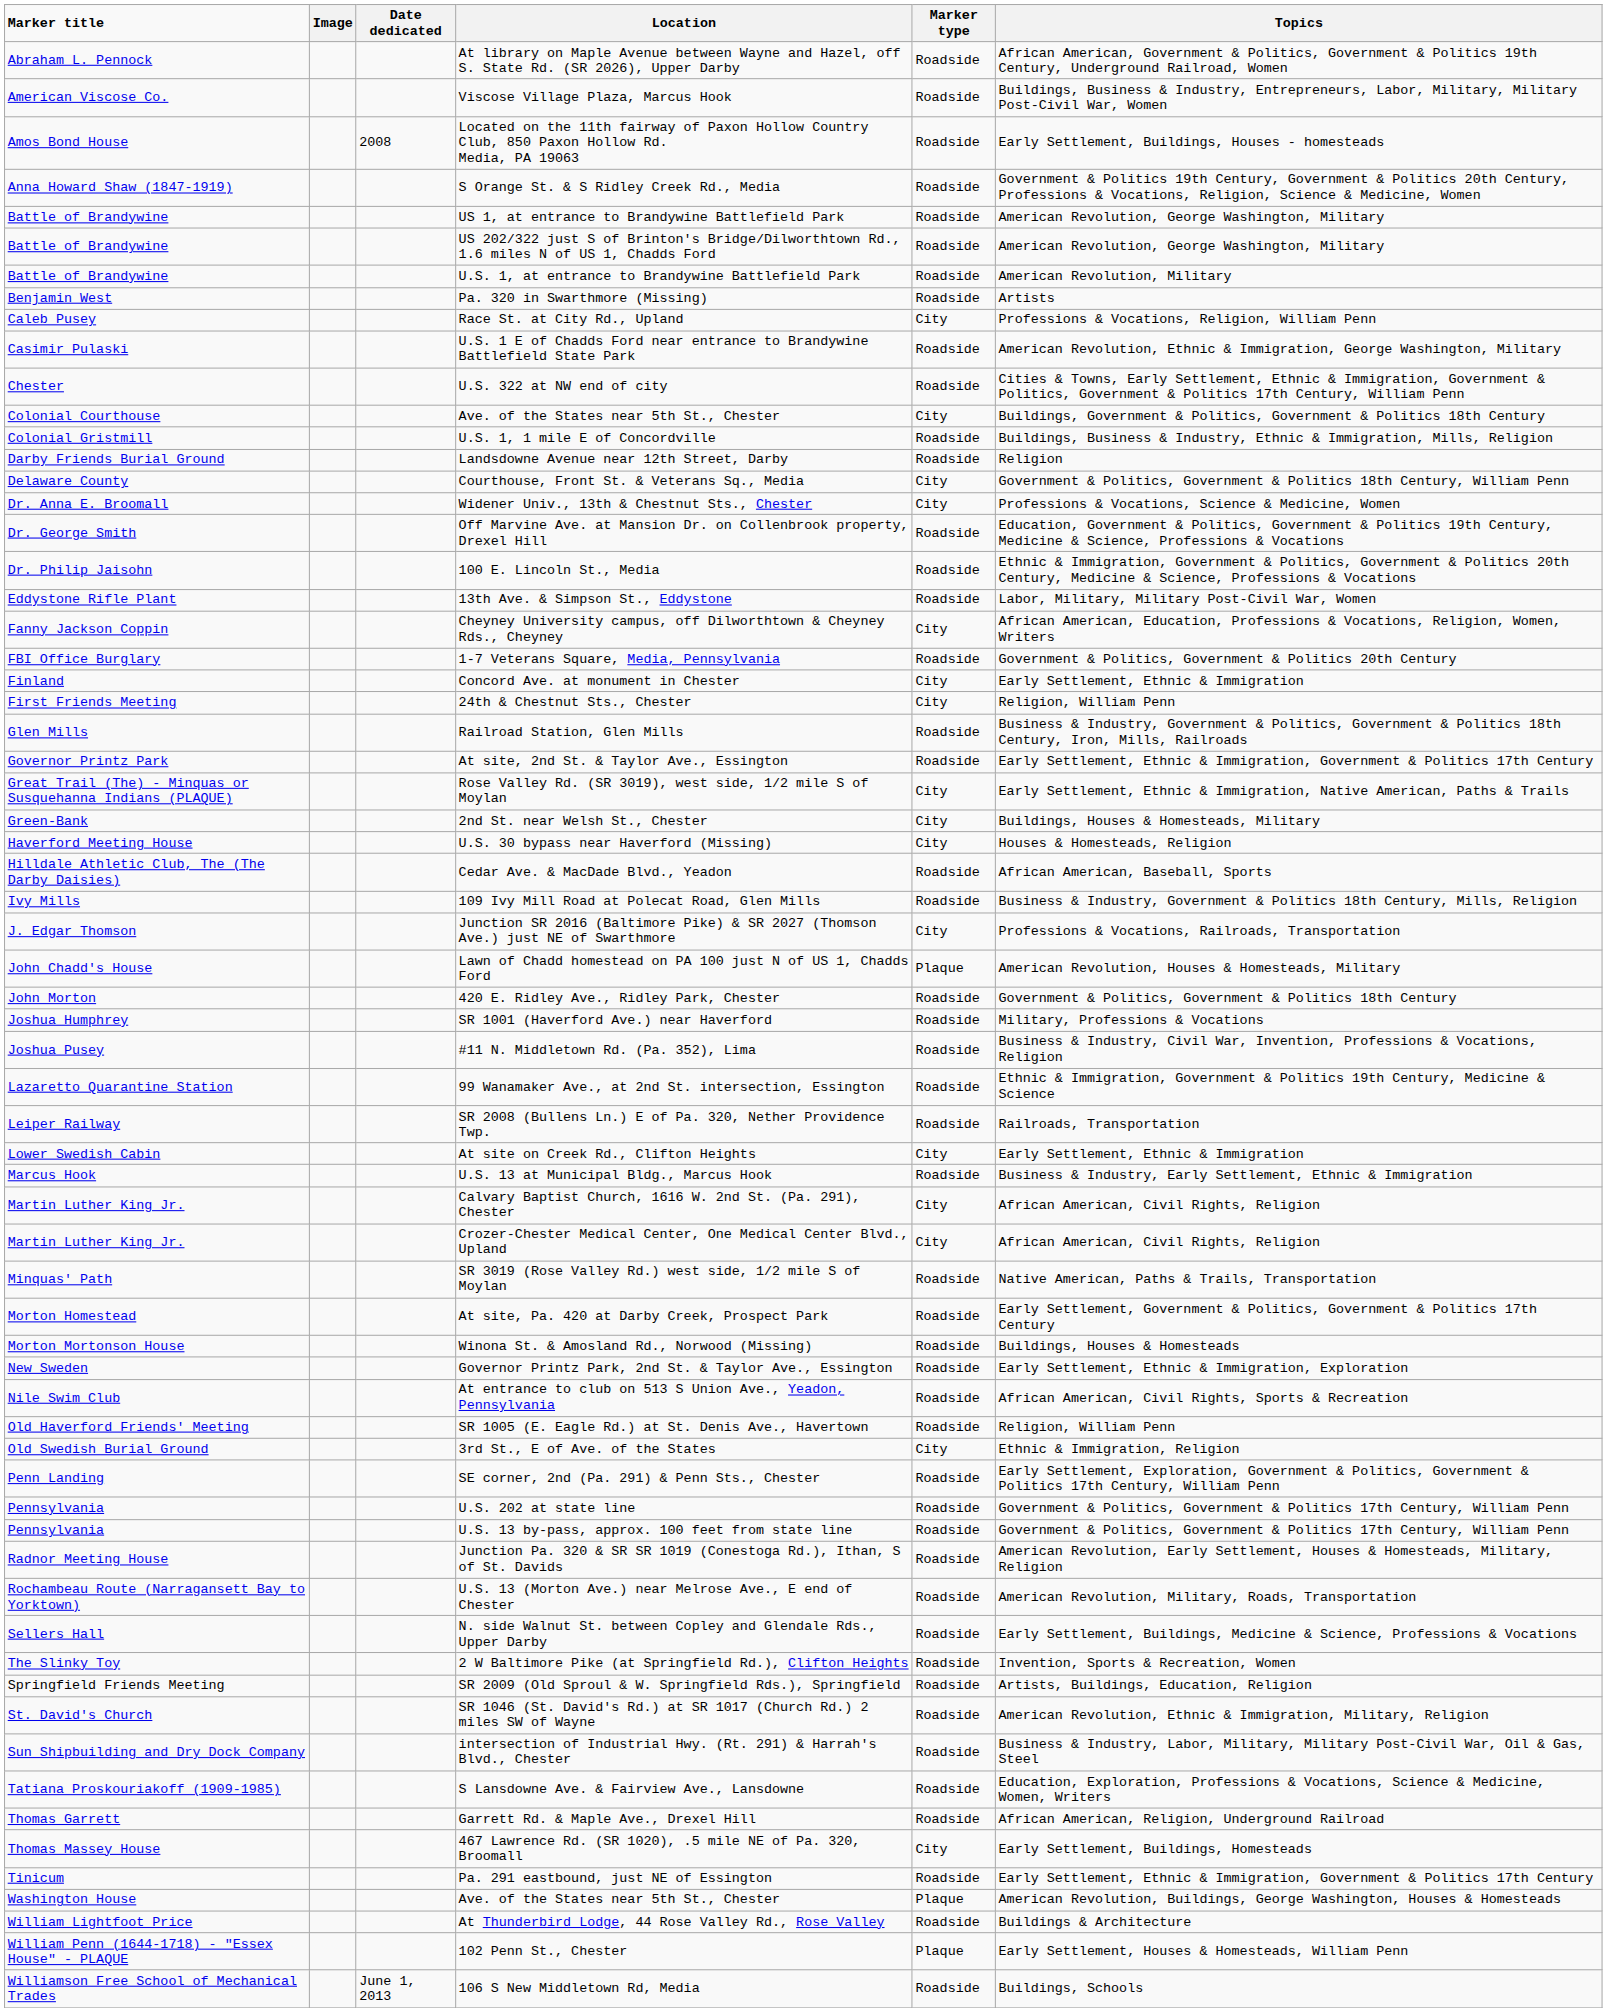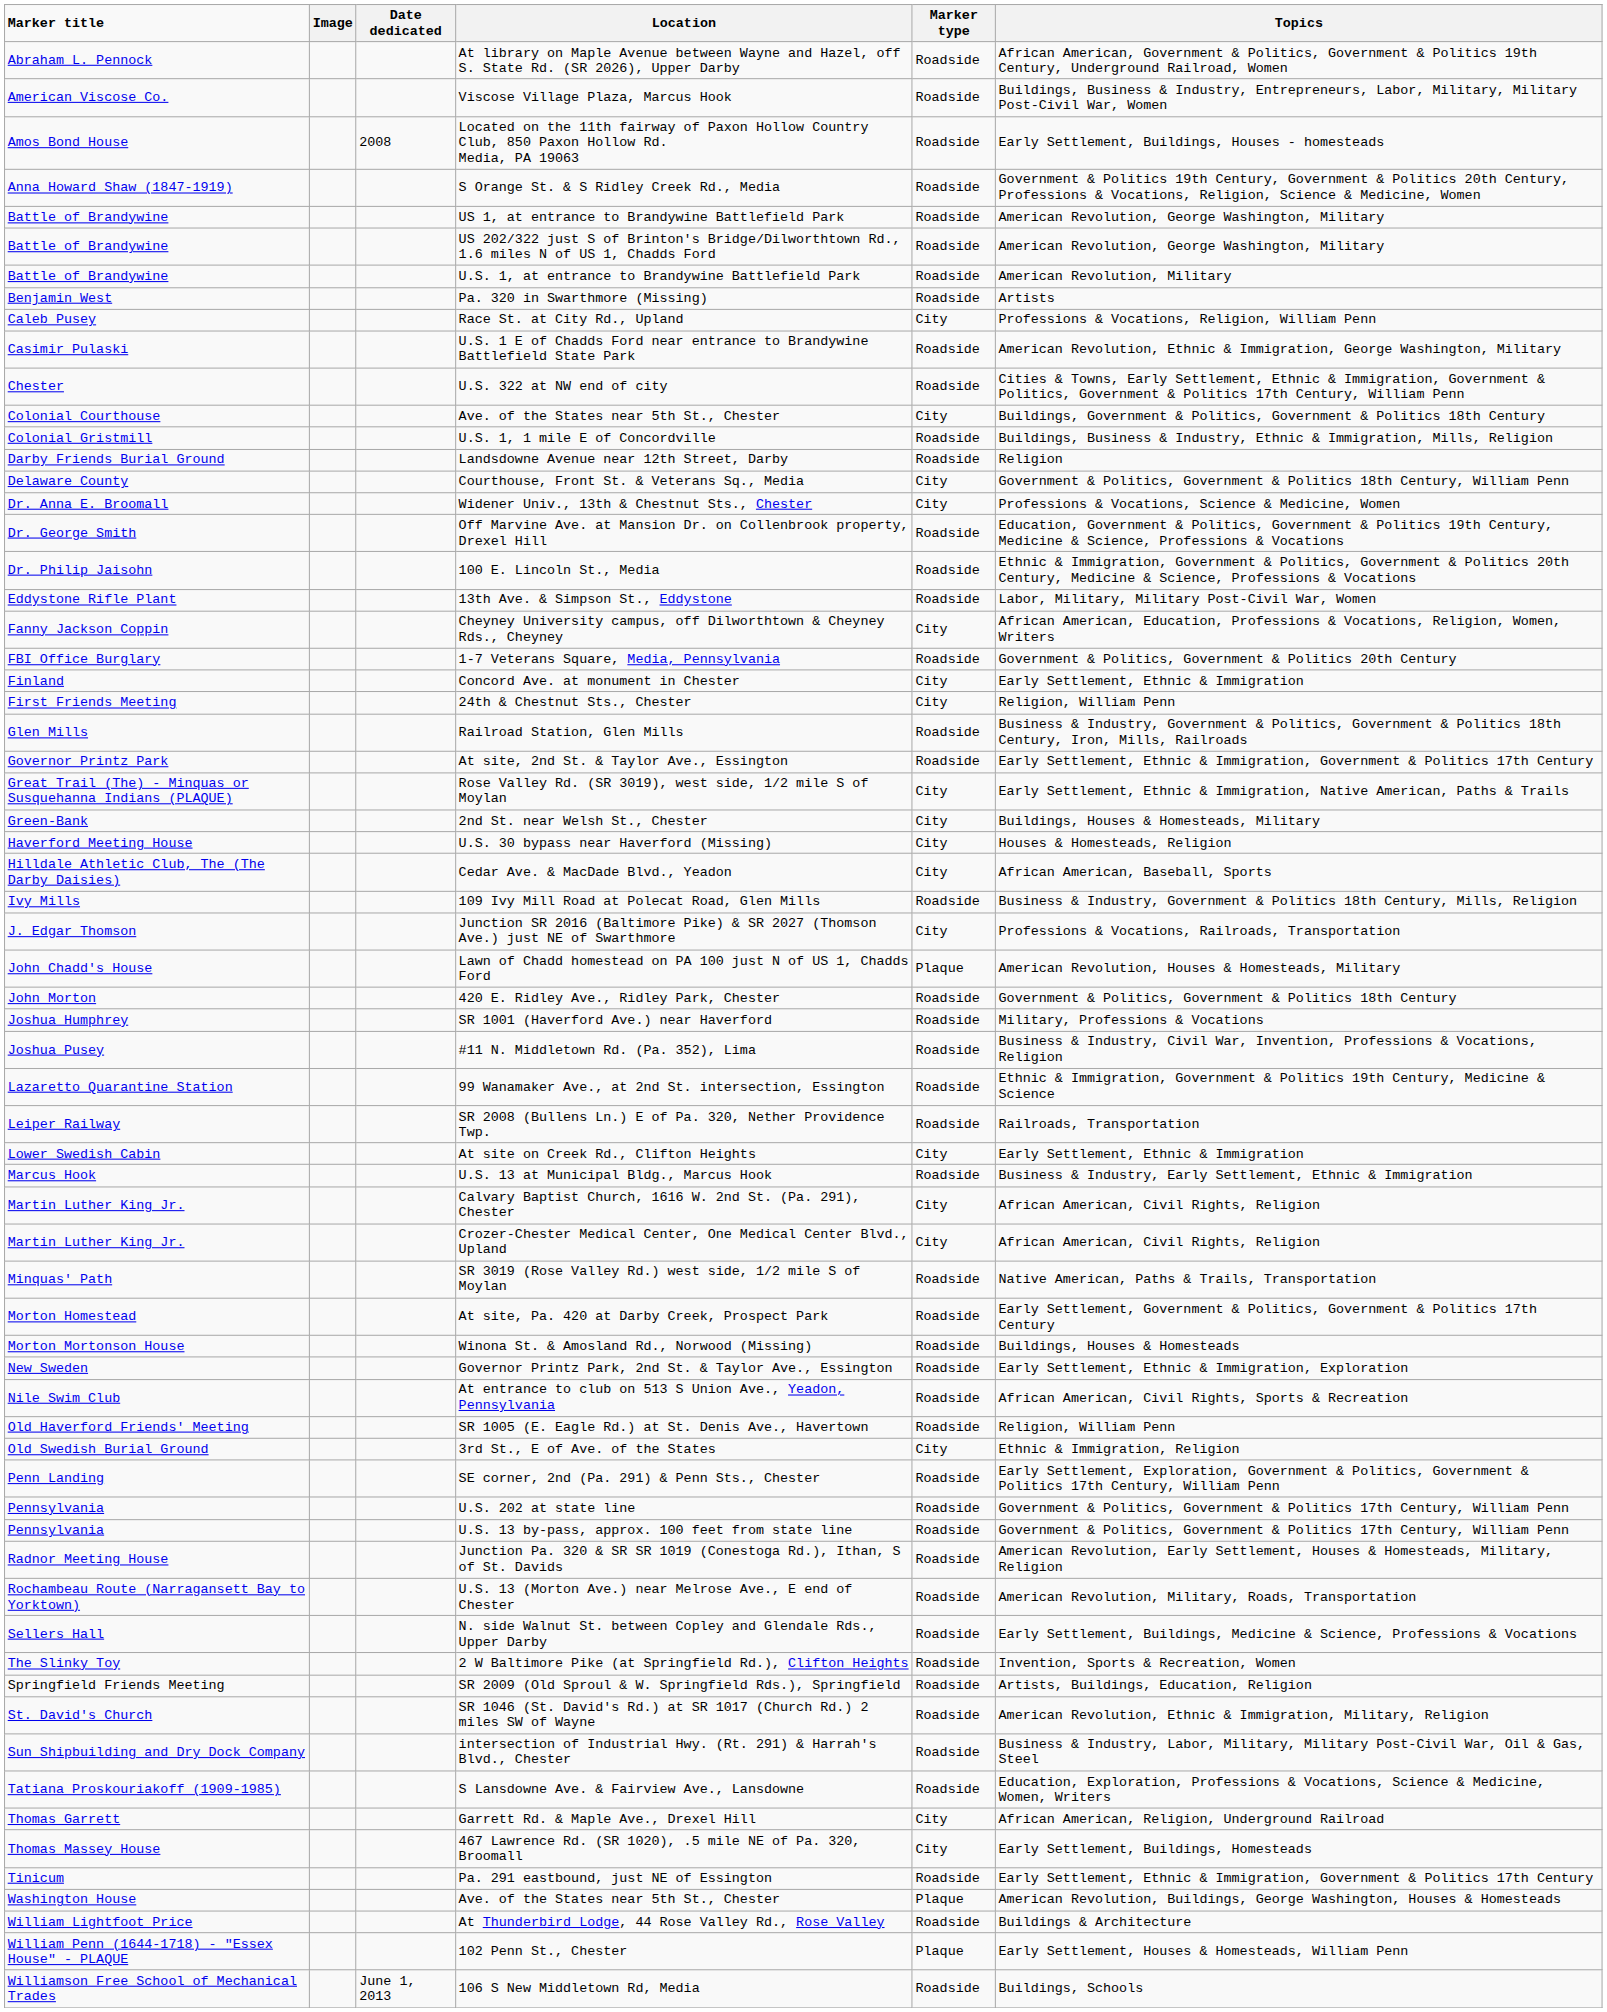(948, 872) Roadside -> (932, 872) City
(948, 1819) Roadside -> (932, 1819) City
